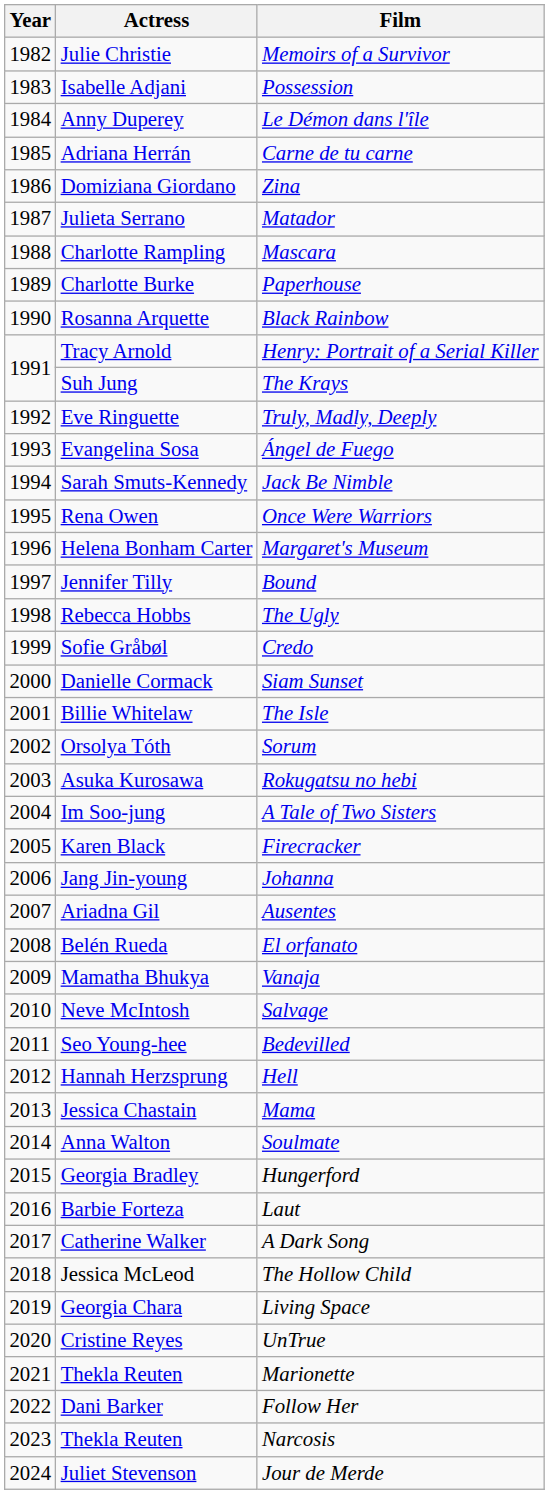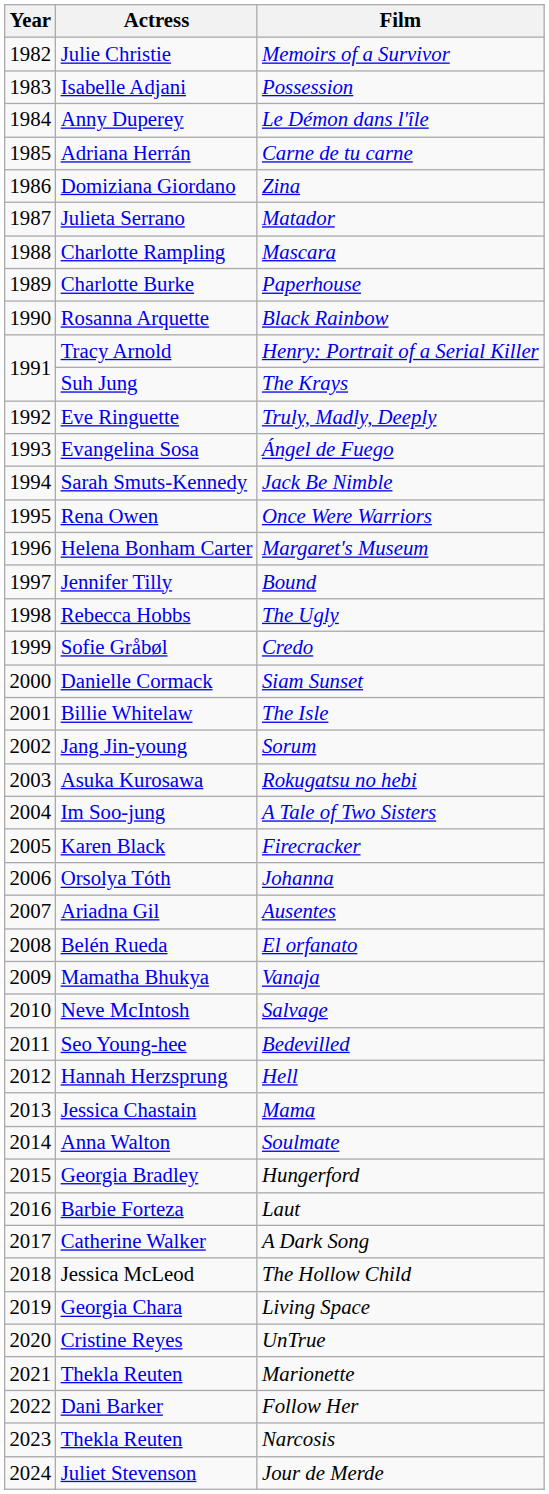(116, 746) Orsolya Tóth -> (124, 746) Jang Jin-young
(124, 878) Jang Jin-young -> (116, 878) Orsolya Tóth
